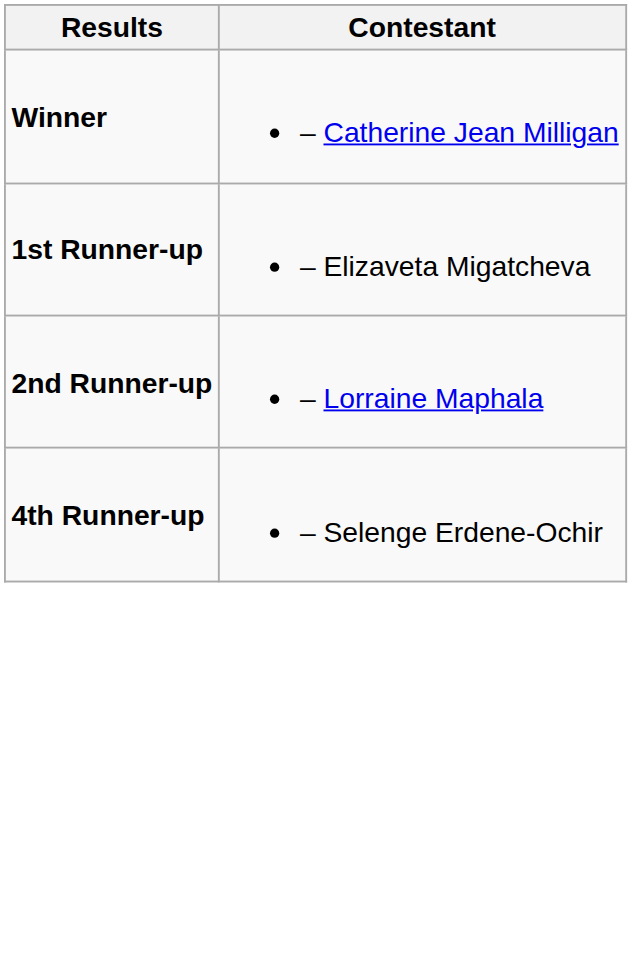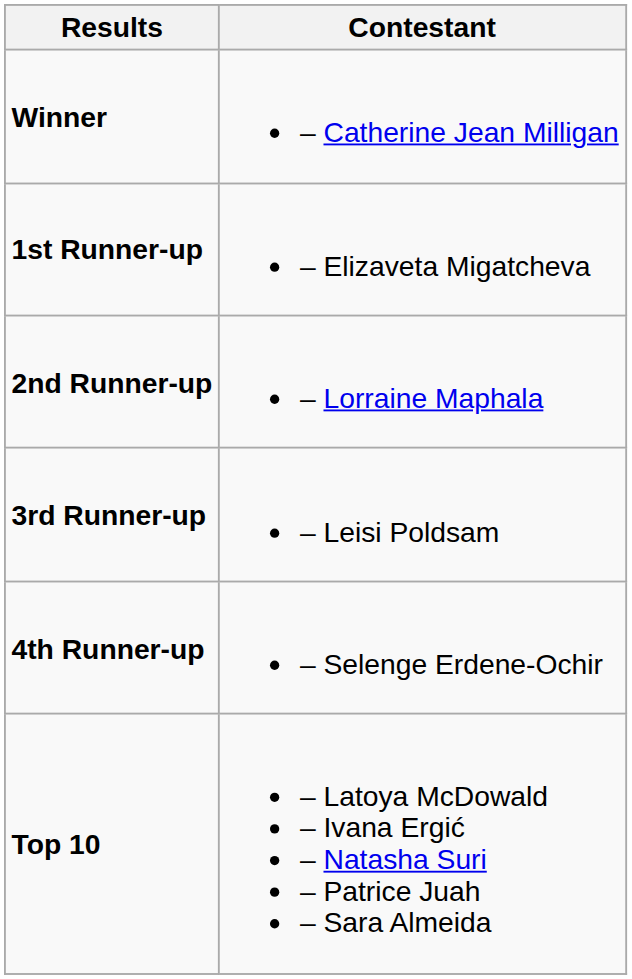+ row: (109, 515)
+ row: (56, 844)
